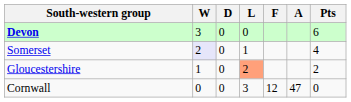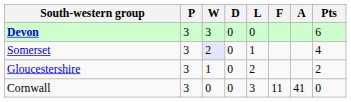+ column: (192, 13)
(245, 69) lightsalmon background -> (252, 69) no background
(272, 87) 12 -> (277, 87) 11
(295, 87) 47 -> (299, 87) 41
